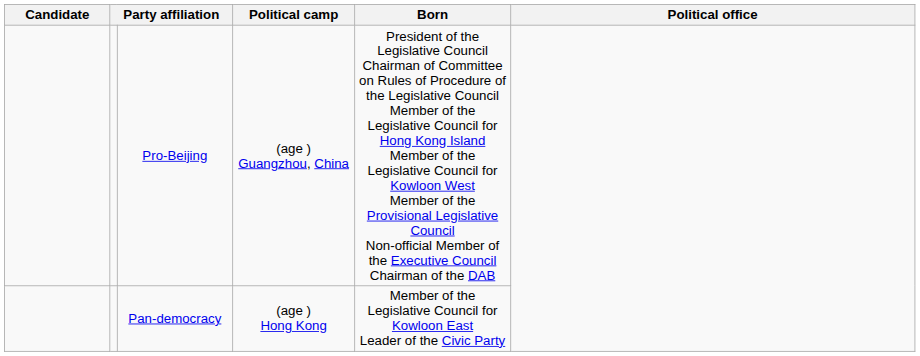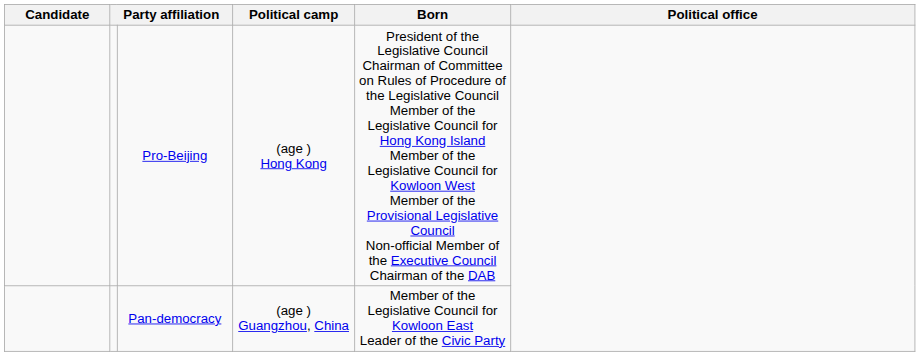(294, 155) (age ) Guangzhou, China -> (294, 155) (age ) Hong Kong
(294, 318) (age ) Hong Kong -> (294, 318) (age ) Guangzhou, China
